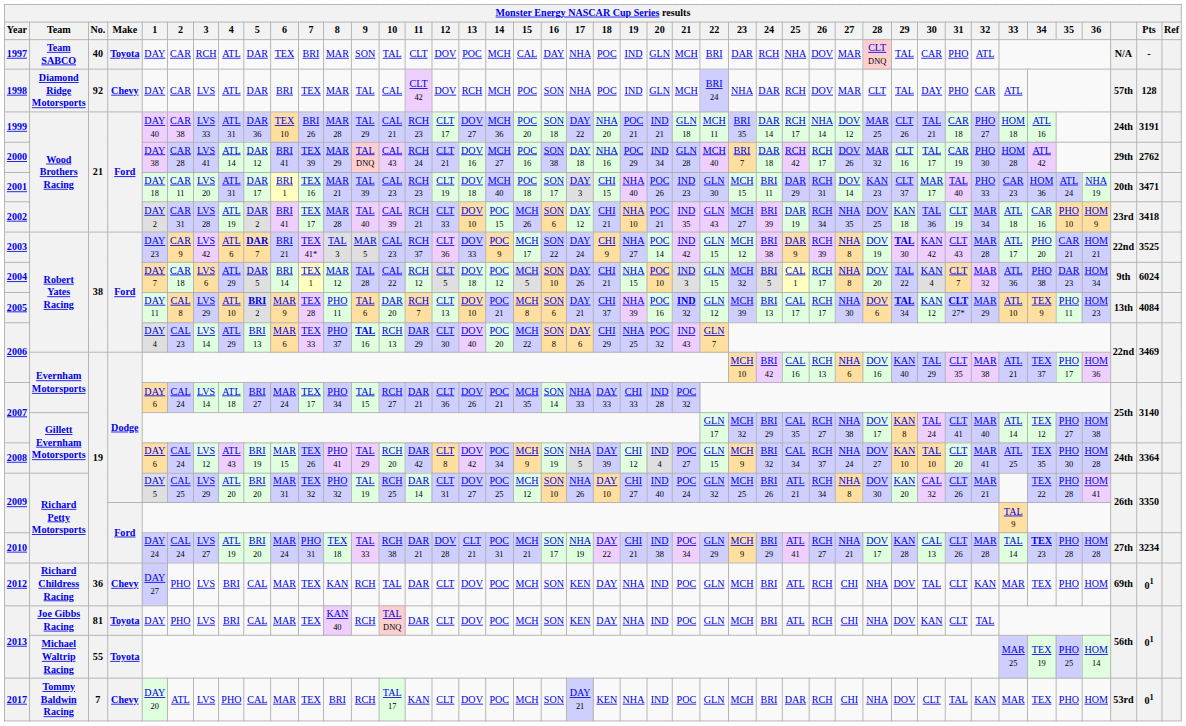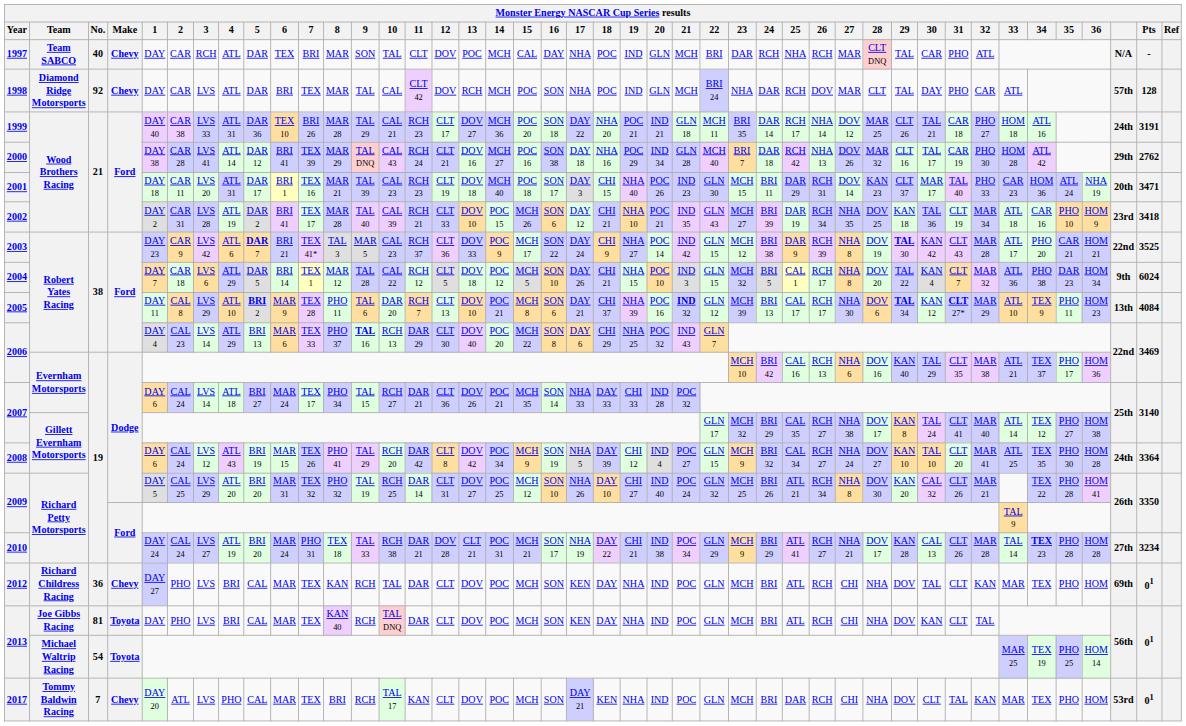(125, 54) Toyota -> (125, 54) Chevy
(822, 54) DOV -> (822, 54) RCH
(822, 156) RCH 17 -> (822, 156) NHA 13
(822, 457) RCH 37 -> (822, 457) RCH 27
(98, 657) 55 -> (98, 657) 54
